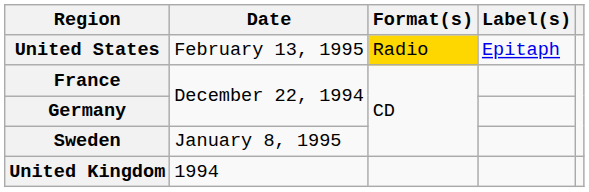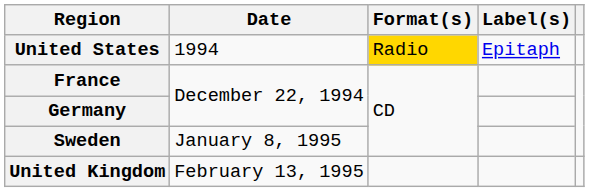(269, 50) February 13, 1995 -> (196, 50) 1994
(196, 171) 1994 -> (269, 171) February 13, 1995
